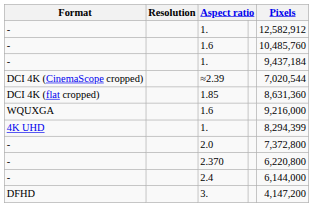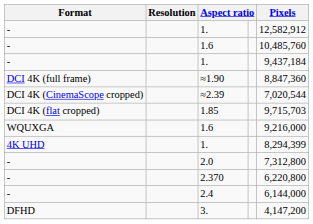+ row: (49, 78)
(285, 95) 8,631,360 -> (285, 111) 9,715,703
(285, 144) 7,372,800 -> (285, 161) 7,312,800
